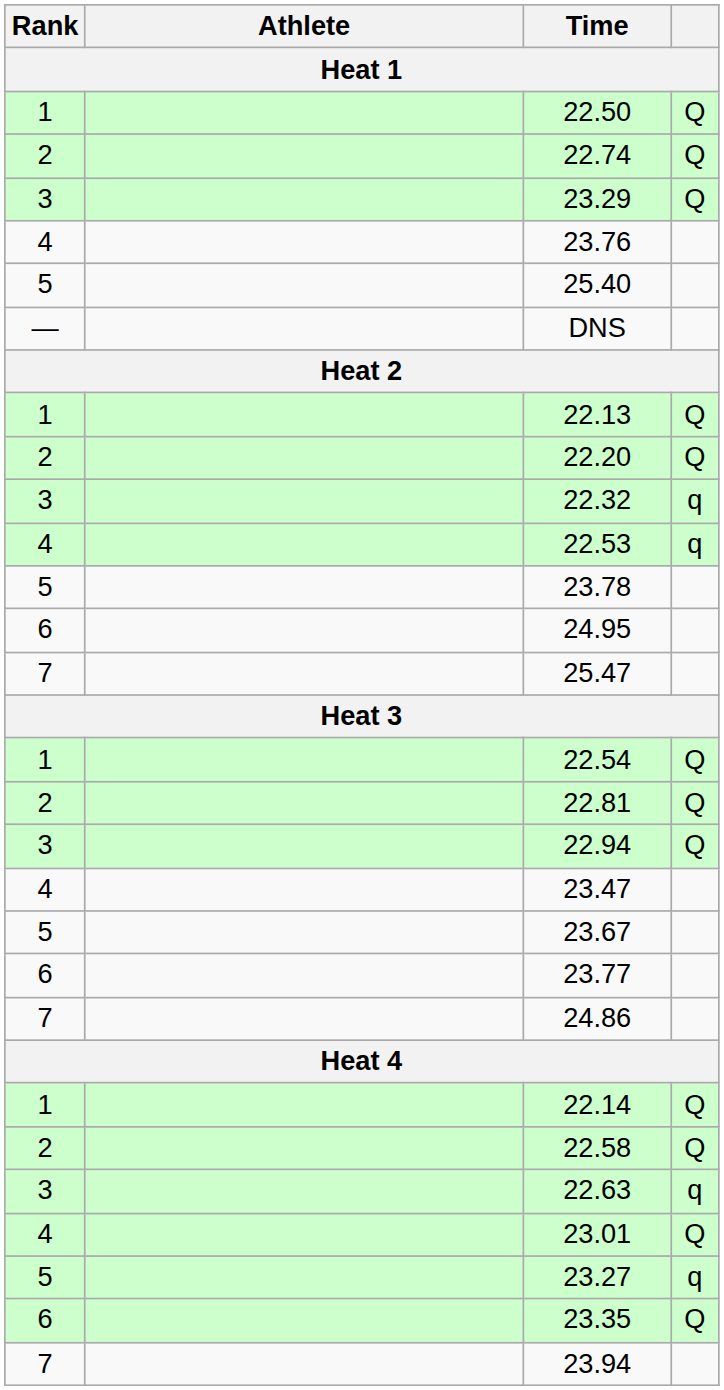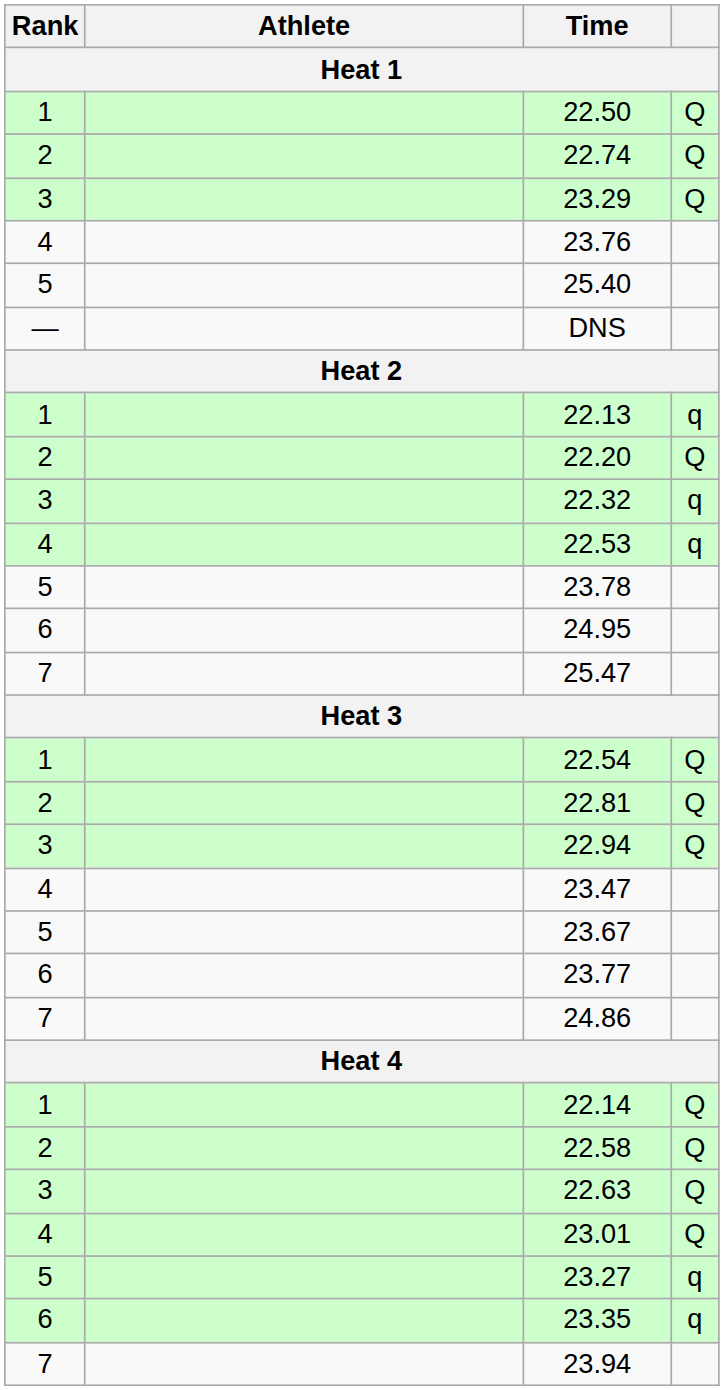(695, 414) Q -> (695, 414) q
(695, 1190) q -> (695, 1190) Q
(695, 1320) Q -> (695, 1320) q
